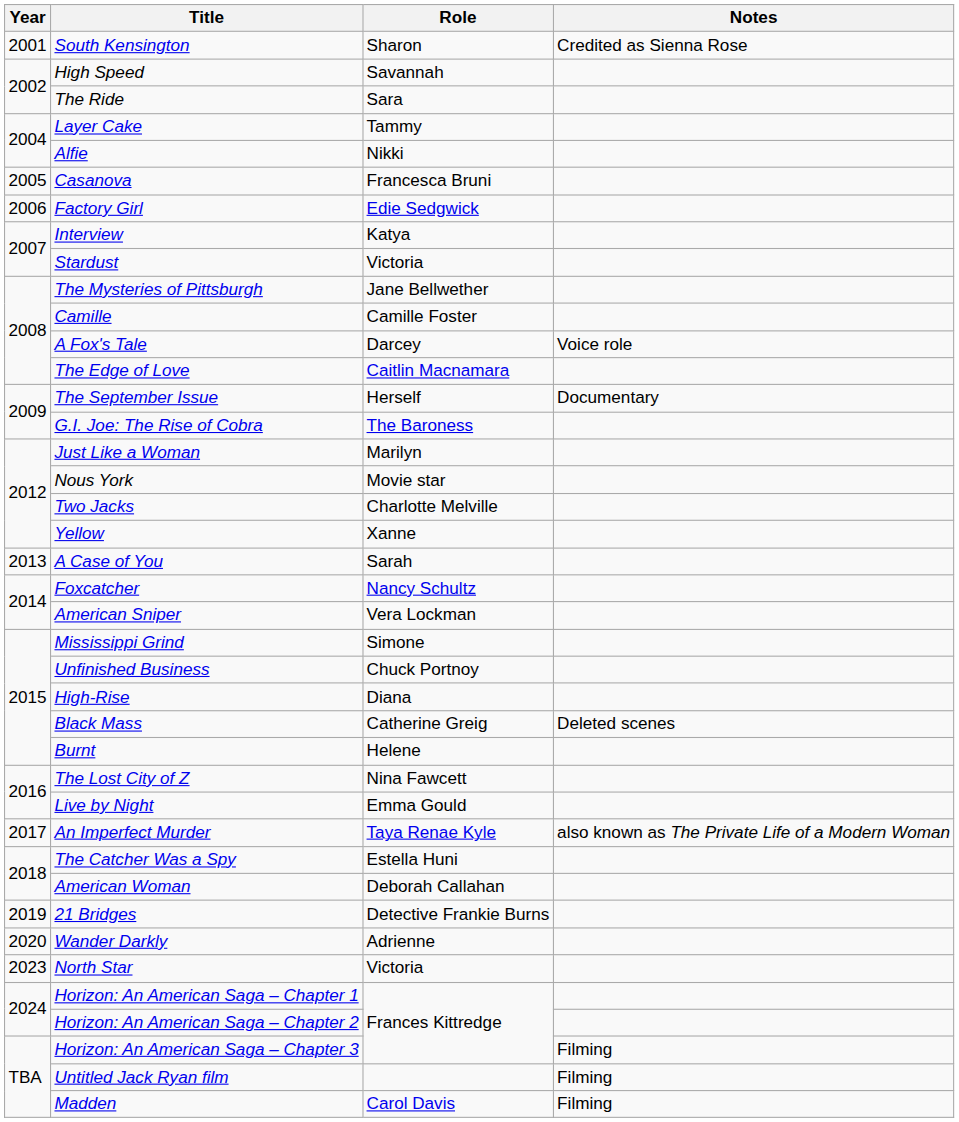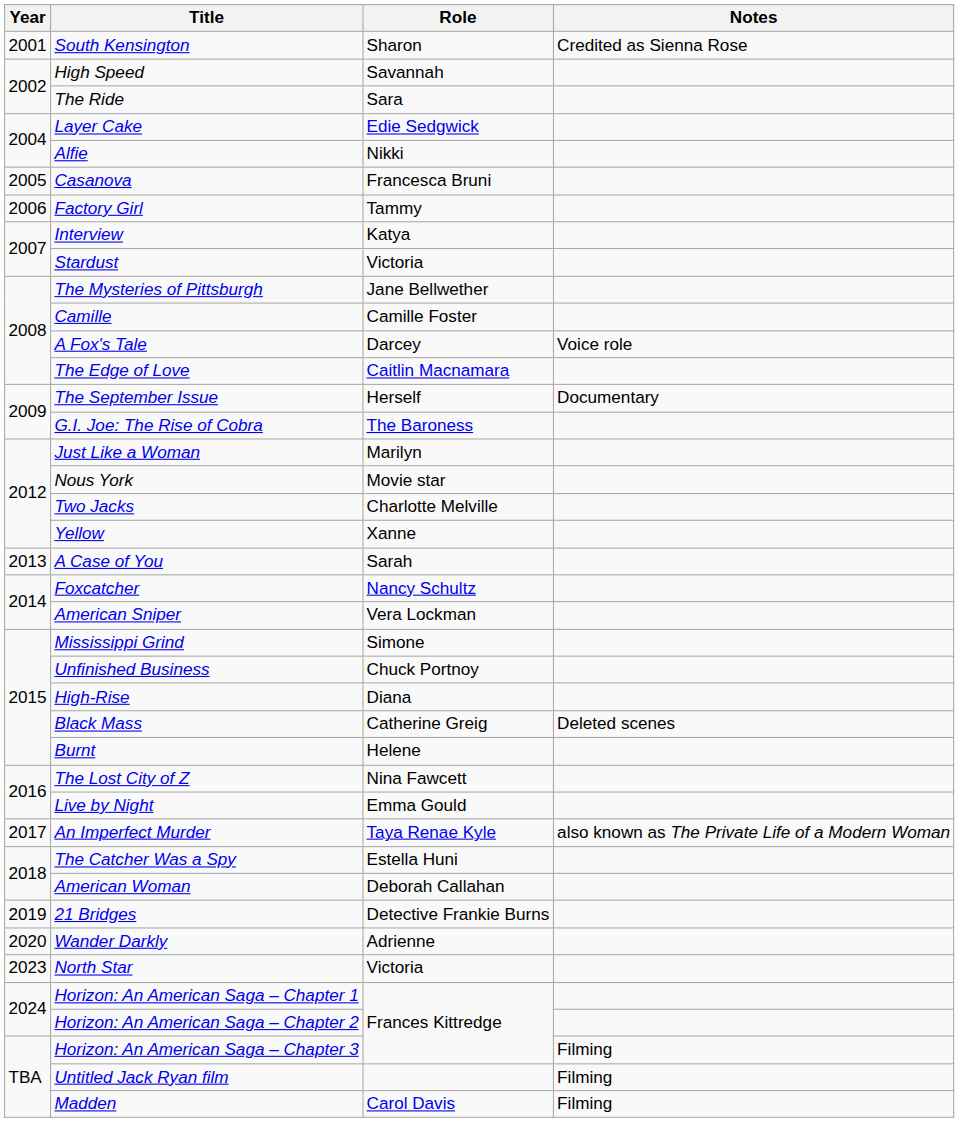(394, 126) Tammy -> (423, 126) Edie Sedgwick
(423, 208) Edie Sedgwick -> (394, 208) Tammy
